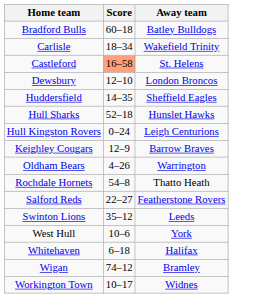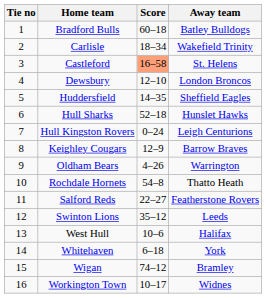+ column: (21, 13)
(181, 234) York -> (215, 234) Halifax
(182, 251) Halifax -> (215, 251) York
